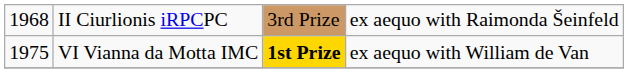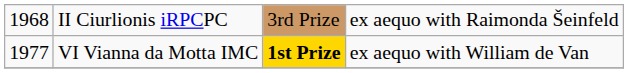(29, 51) 1975 -> (29, 51) 1977
